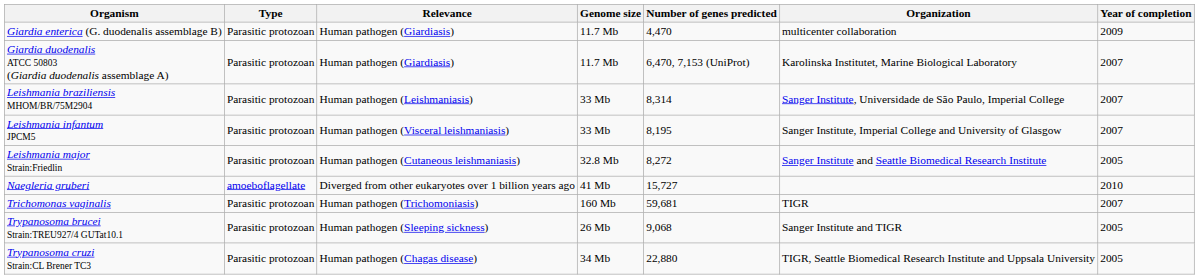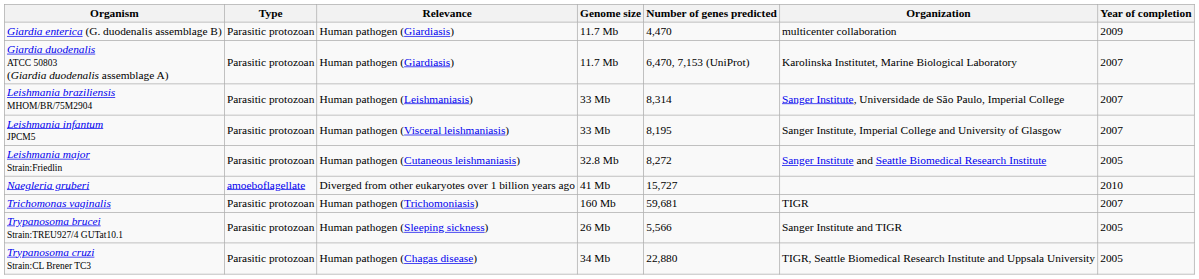(659, 227) 9,068 -> (659, 227) 5,566
